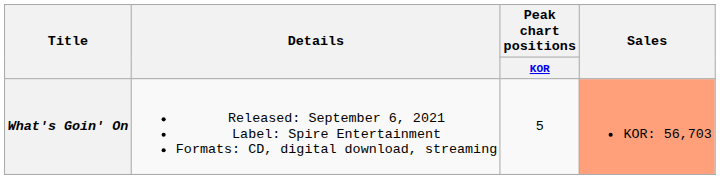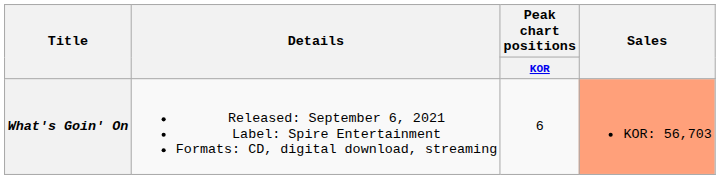(540, 127) 5 -> (540, 127) 6
